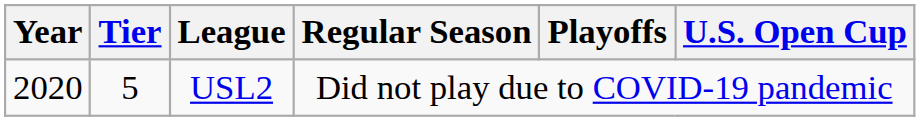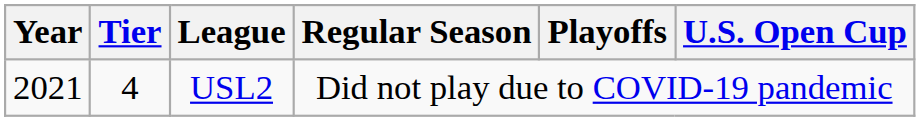(48, 87) 2020 -> (48, 87) 2021
(130, 87) 5 -> (130, 87) 4
